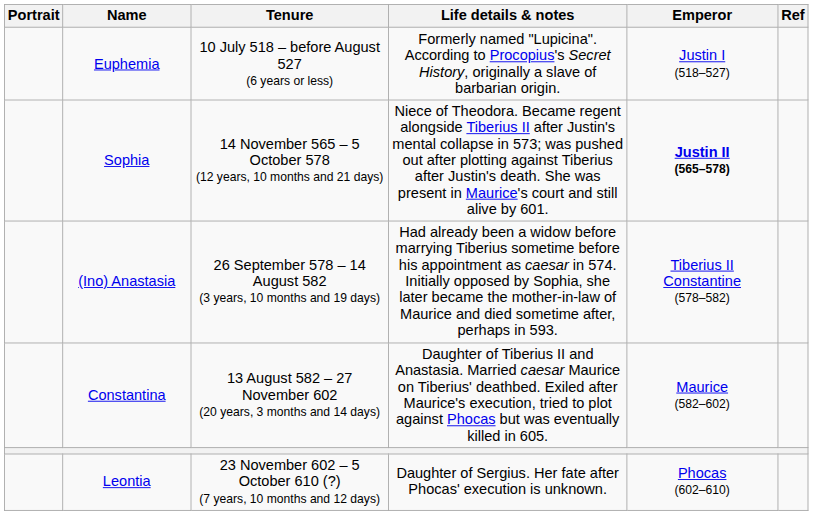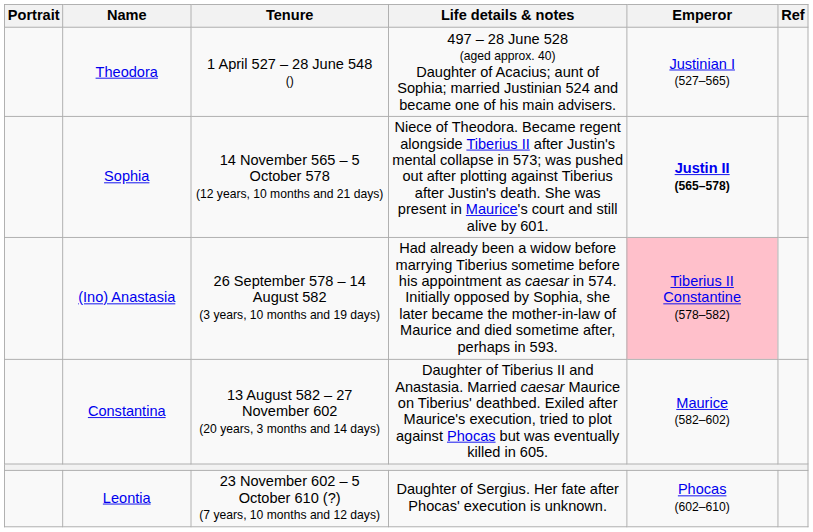- row: (127, 63)
+ row: (127, 71)
(702, 281) no background -> (702, 298) pink background
